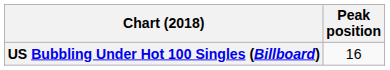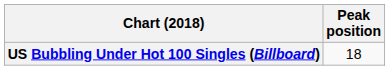(354, 53) 16 -> (354, 53) 18
